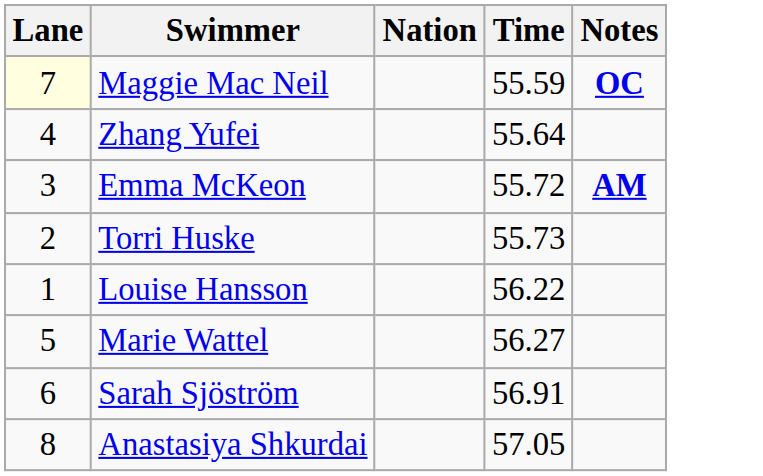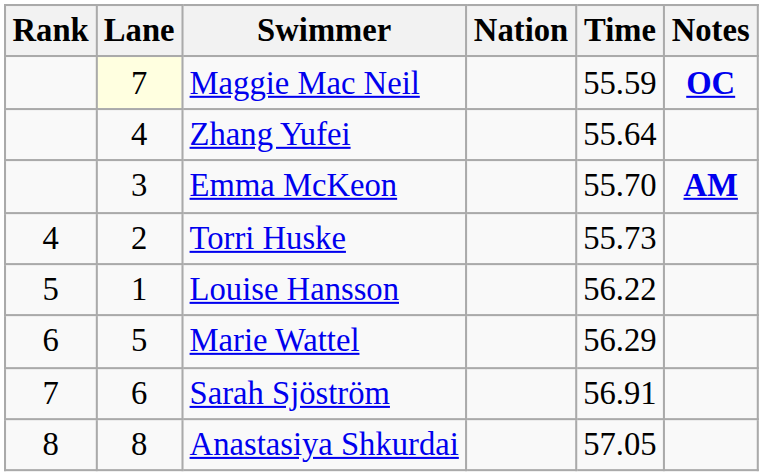+ column: (51, 30)
(529, 185) 55.72 -> (620, 185) 55.70
(529, 340) 56.27 -> (620, 340) 56.29
